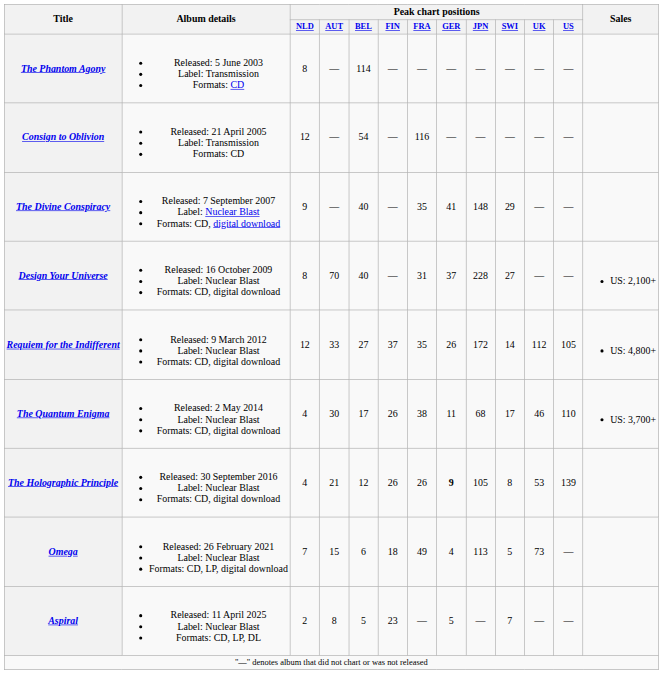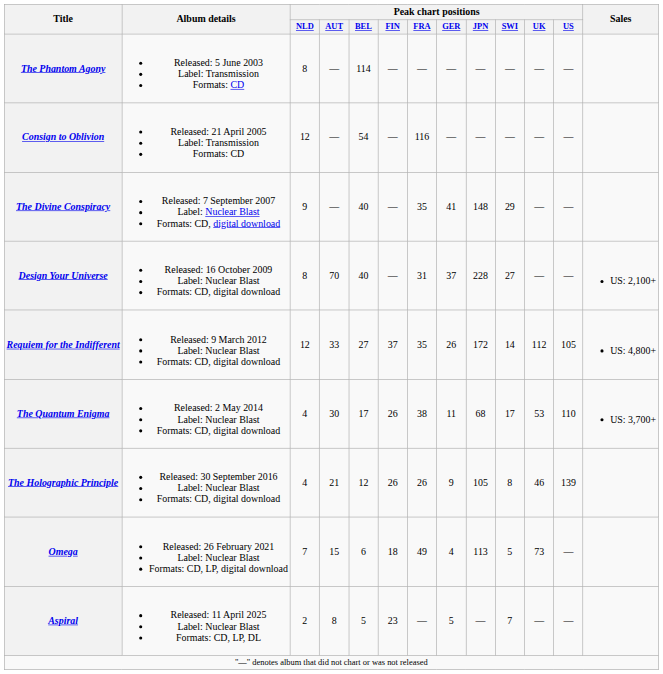(539, 413) 46 -> (539, 413) 53
(451, 482) bold -> (451, 482) normal
(539, 482) 53 -> (539, 482) 46
